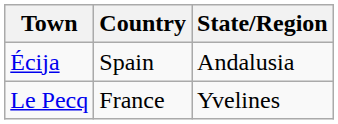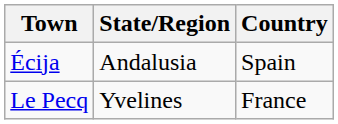columns swapped: (262, 23) <-> (143, 23)
